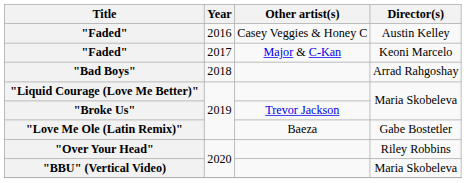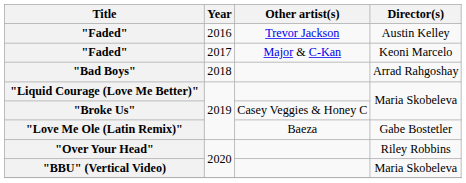(302, 33) Casey Veggies & Honey C -> (302, 33) Trevor Jackson
(302, 110) Trevor Jackson -> (302, 110) Casey Veggies & Honey C
